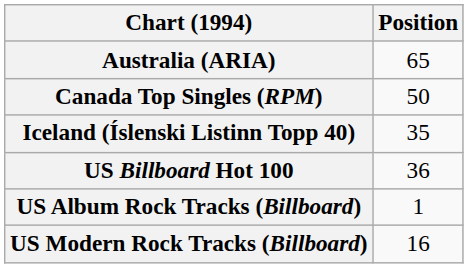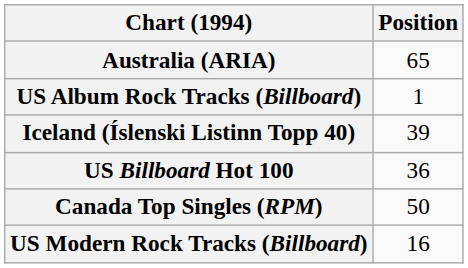rows swapped: (189, 96) <-> (189, 206)
(418, 133) 35 -> (418, 133) 39
